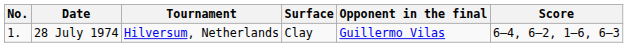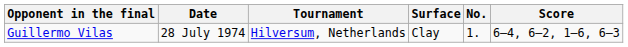columns swapped: (18, 14) <-> (413, 14)
